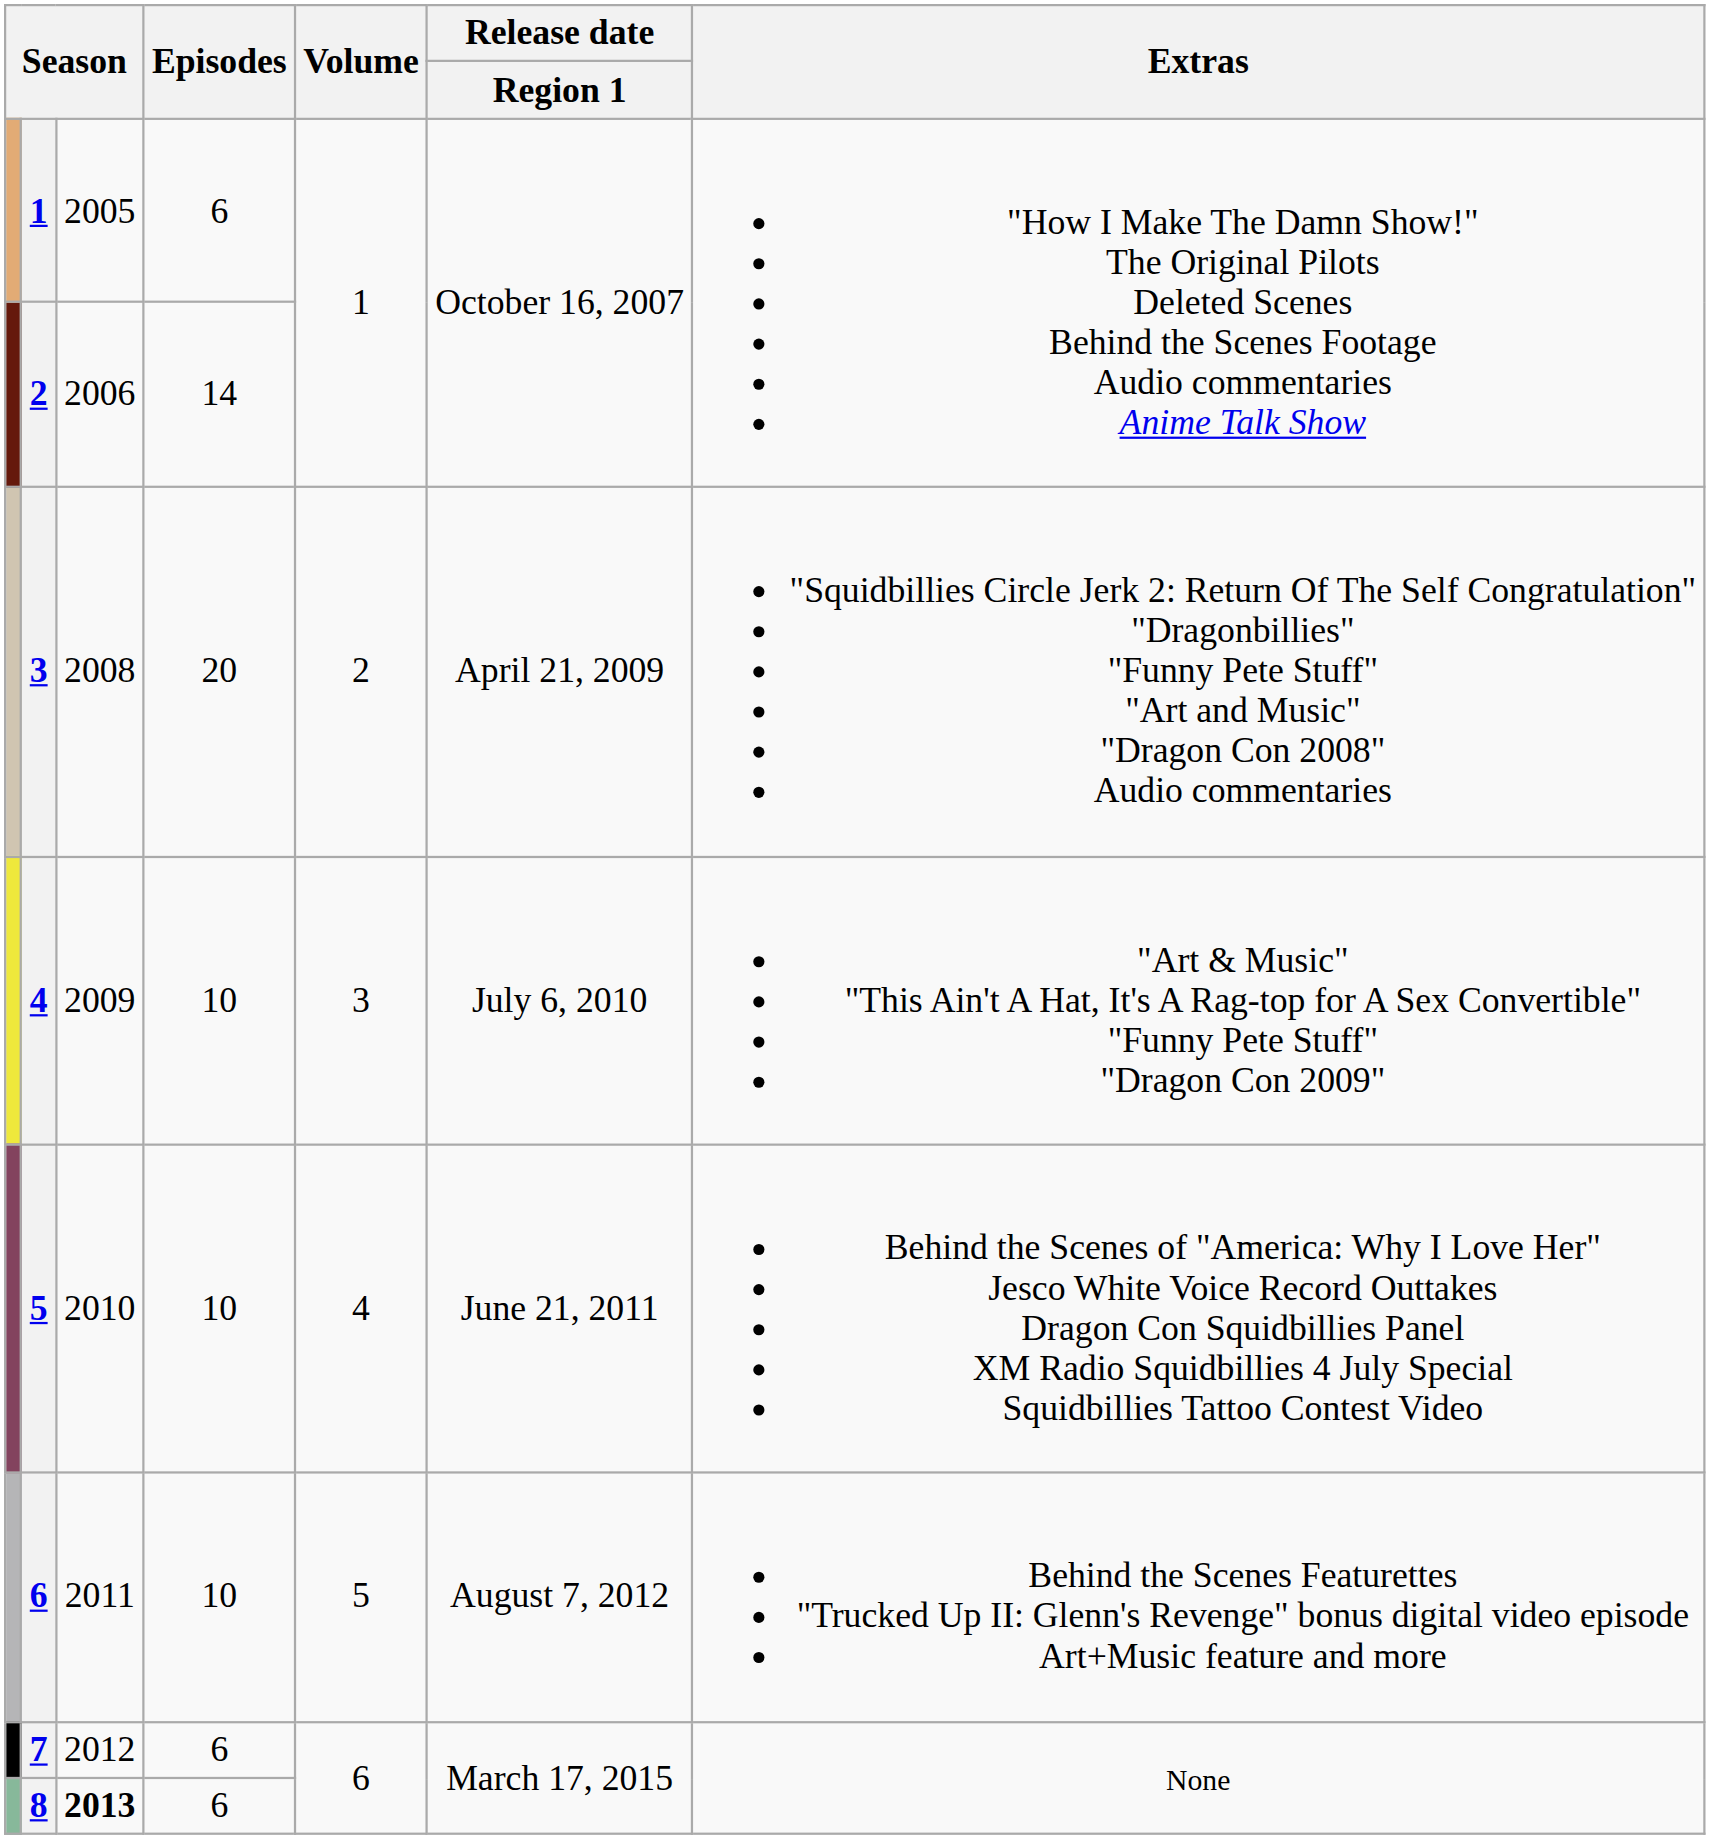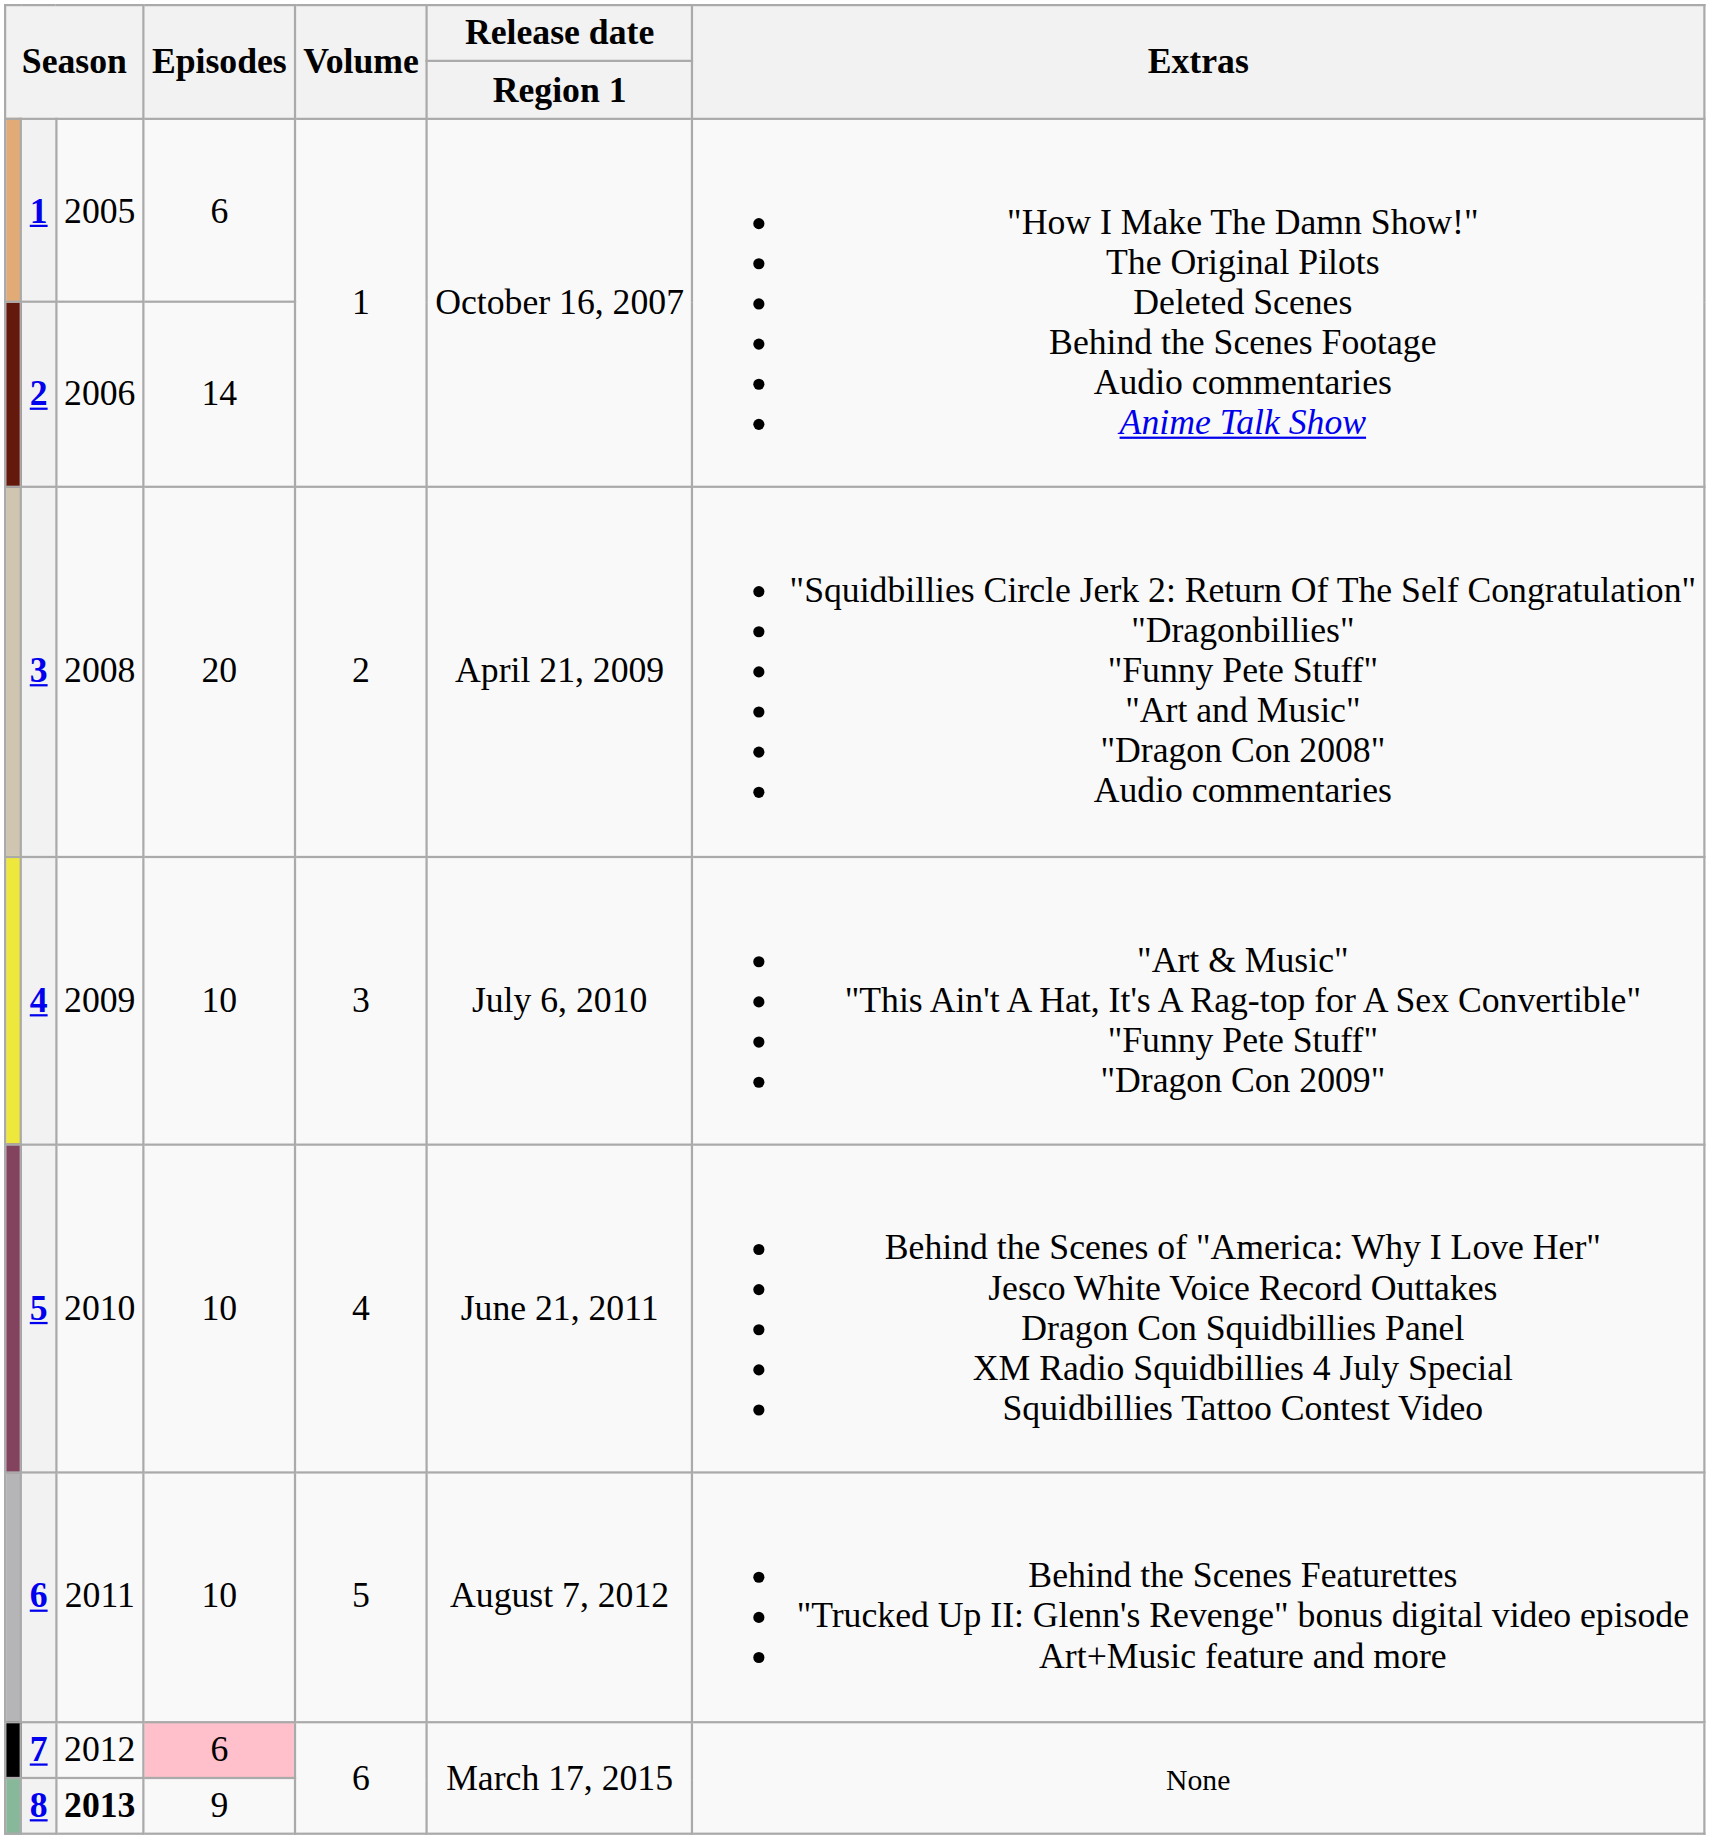(219, 1749) no background -> (219, 1749) pink background
(219, 1805) 6 -> (219, 1805) 9
